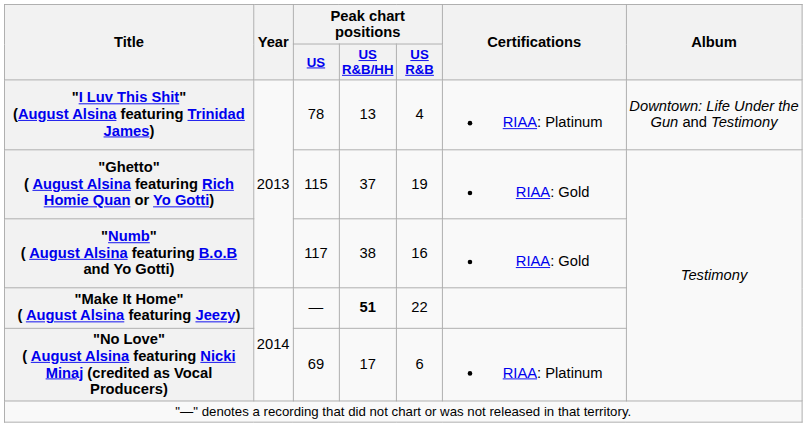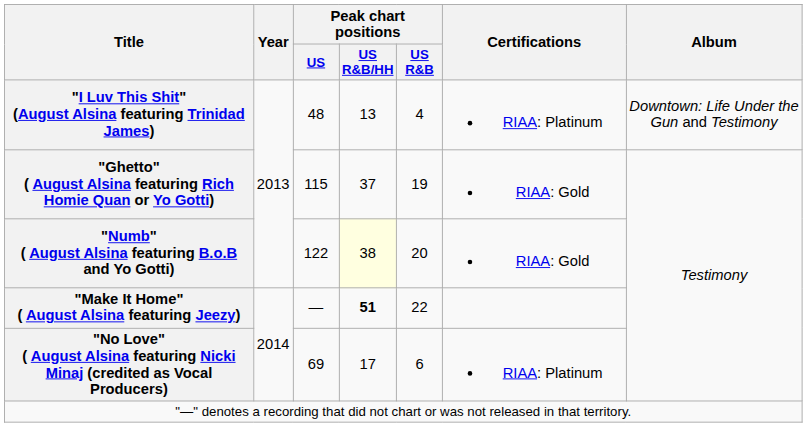(316, 114) 78 -> (316, 114) 48
(316, 253) 117 -> (316, 253) 122
(368, 253) no background -> (368, 253) lightyellow background
(420, 253) 16 -> (420, 253) 20
